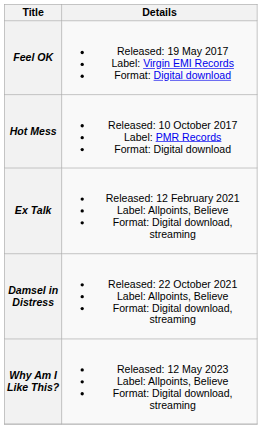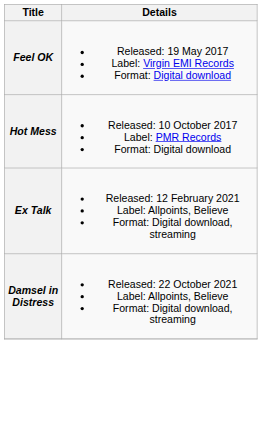- row: (33, 381)
